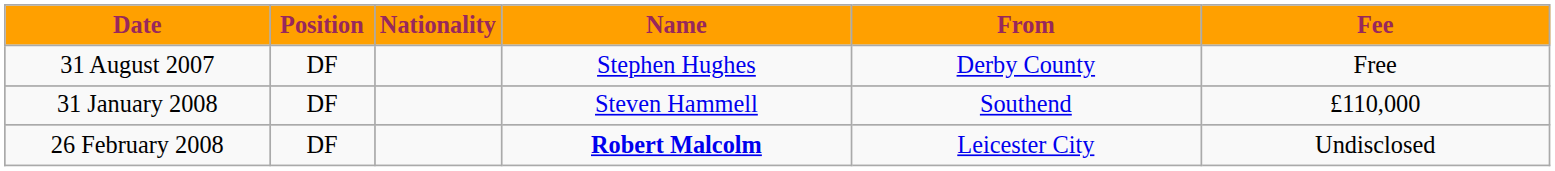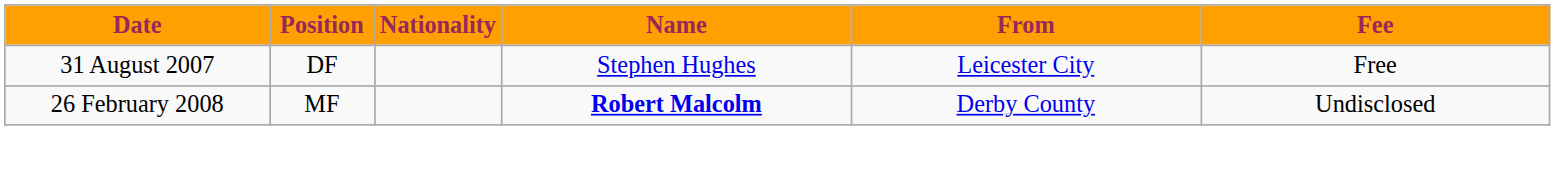(1026, 65) Derby County -> (1026, 65) Leicester City
- row: (137, 105)
(322, 145) DF -> (322, 105) MF
(1026, 145) Leicester City -> (1026, 105) Derby County
